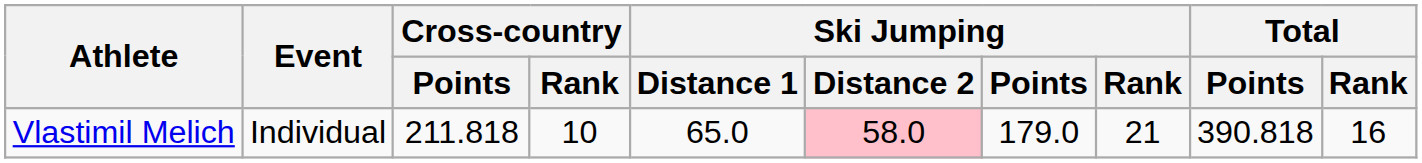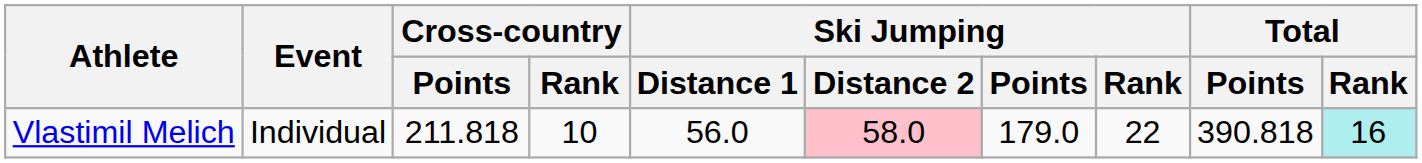(717, 133) 65.0 -> (717, 133) 56.0
(1143, 133) 21 -> (1143, 133) 22
(1368, 133) no background -> (1368, 133) paleturquoise background
